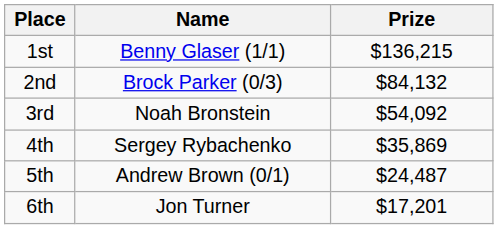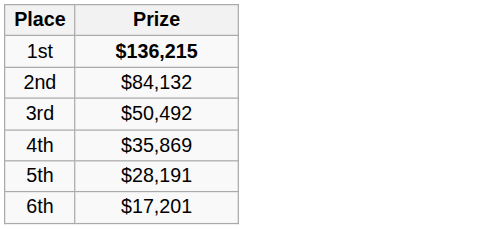- column: (203, 20)
(412, 51) normal -> (157, 51) bold
(412, 113) $54,092 -> (157, 113) $50,492
(412, 176) $24,487 -> (157, 176) $28,191
